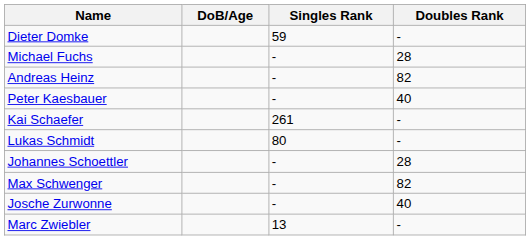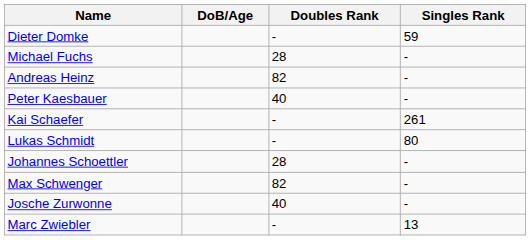columns swapped: (331, 15) <-> (460, 15)
